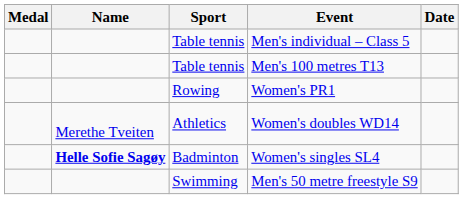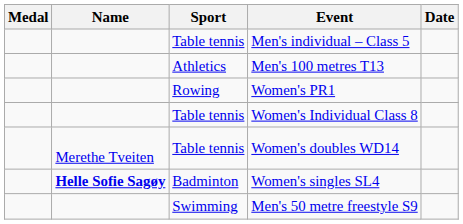(208, 66) Table tennis -> (199, 66) Athletics
+ row: (335, 115)
(199, 124) Athletics -> (208, 148) Table tennis
